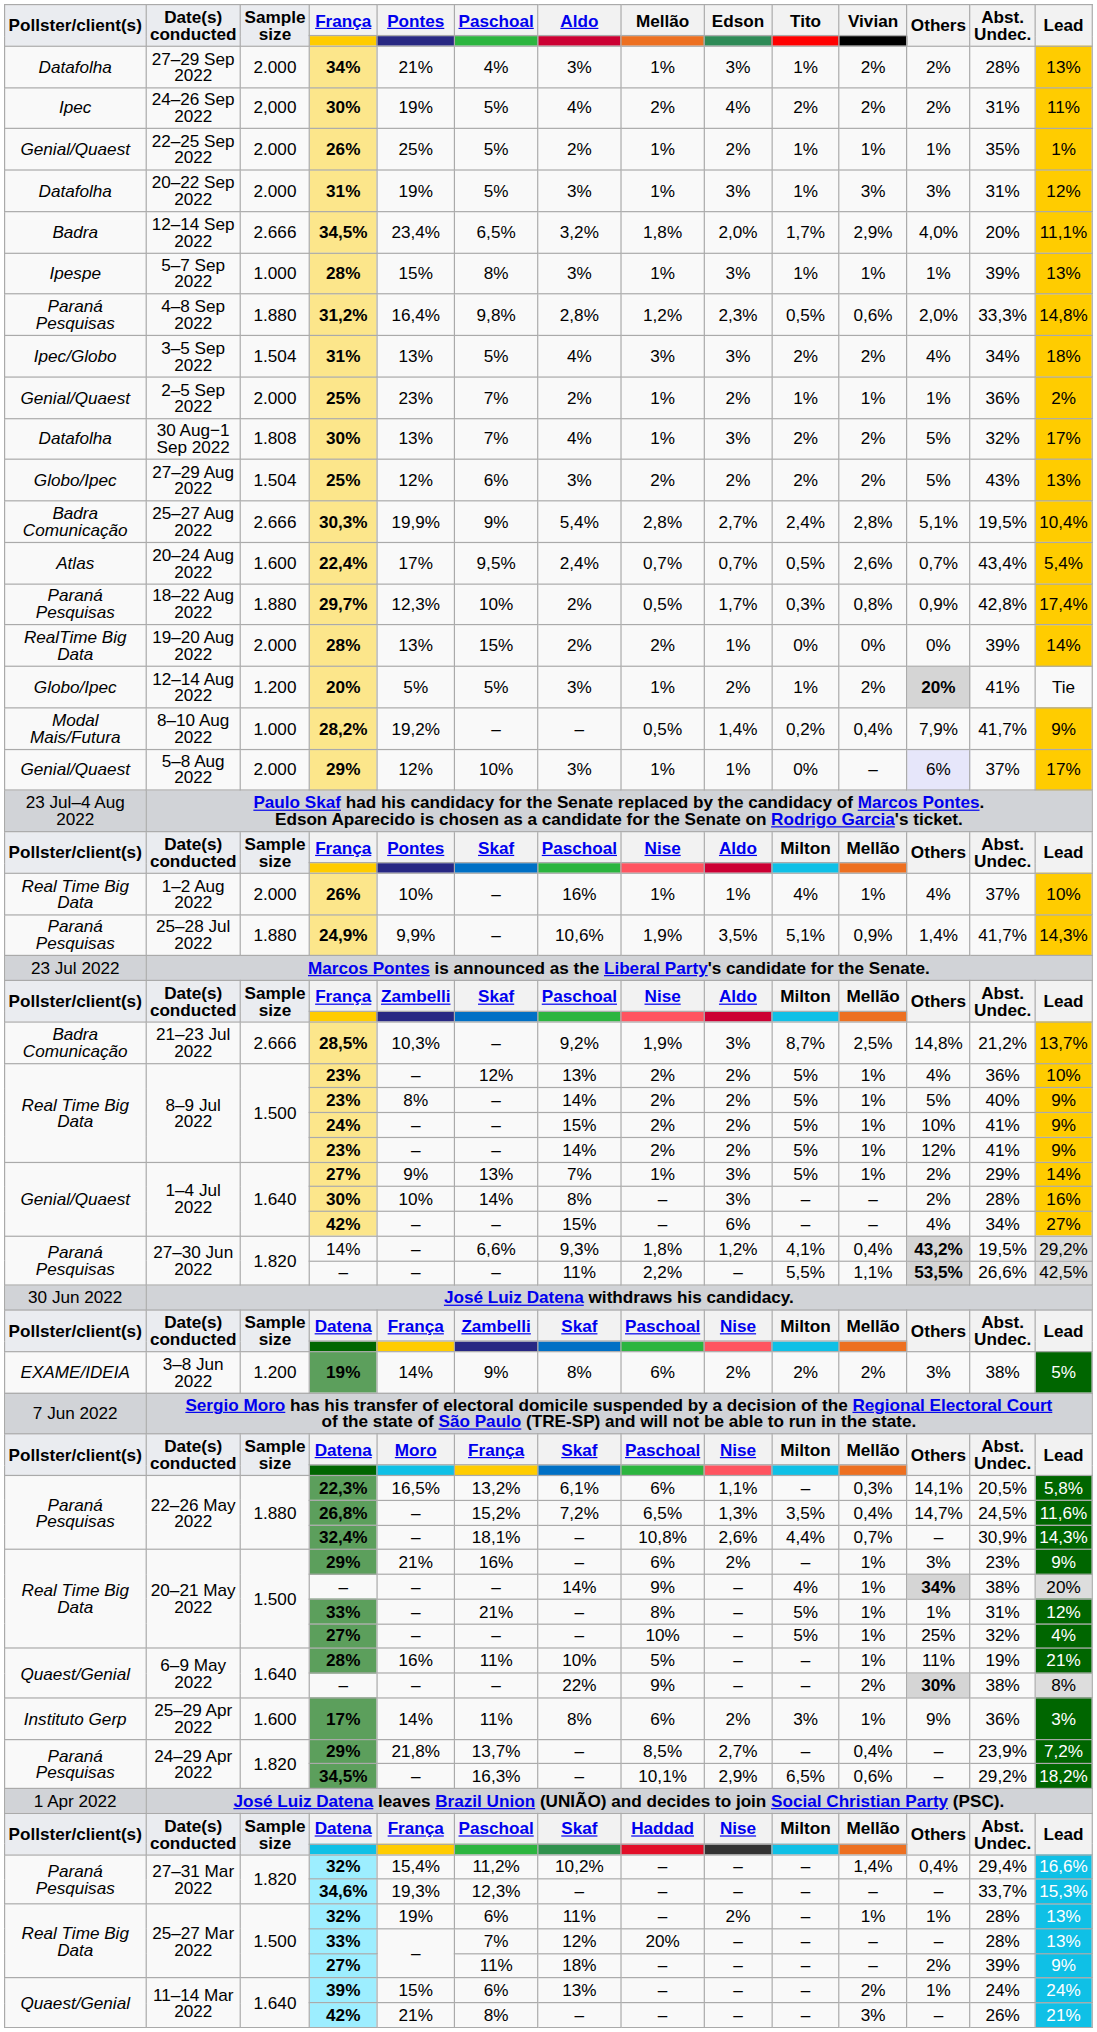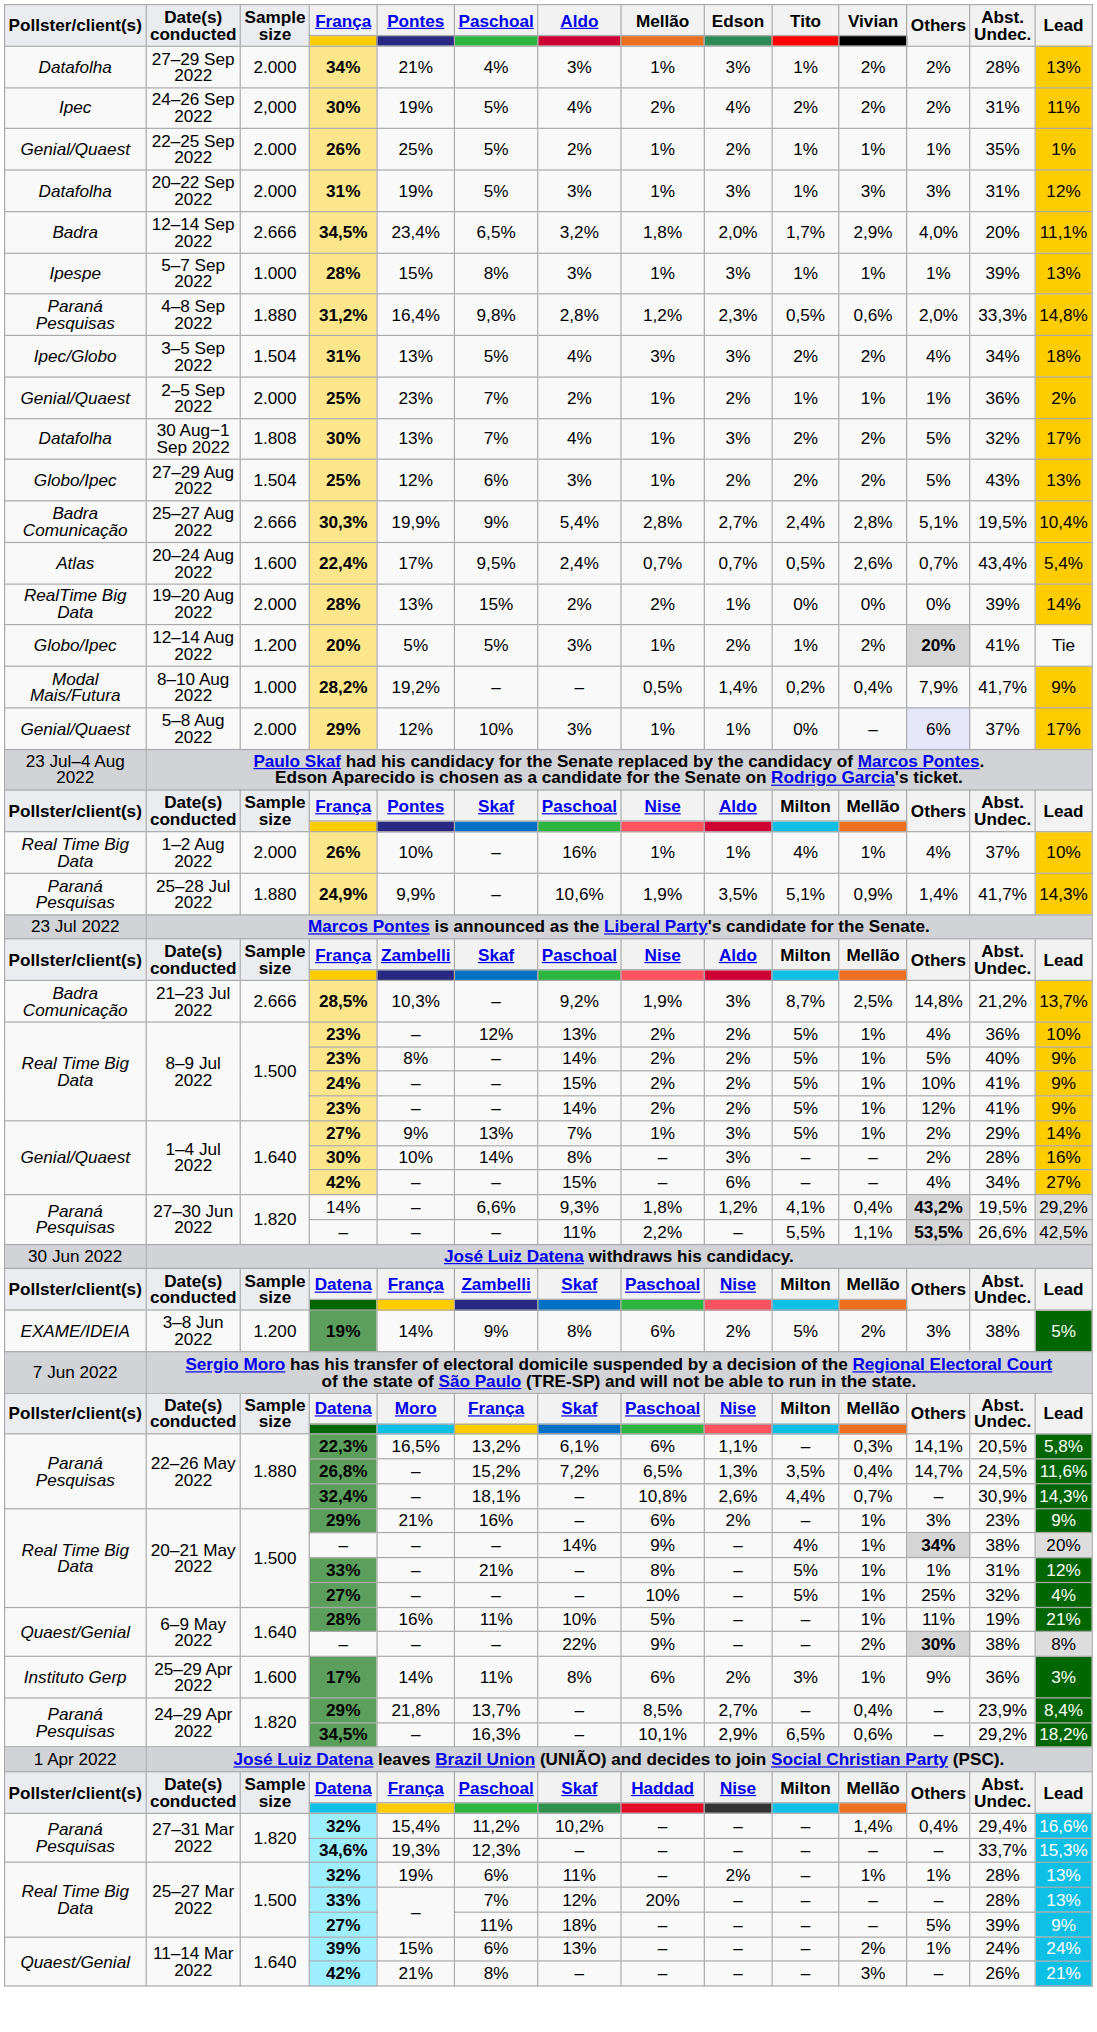(663, 481) 2% -> (663, 481) 1%
- row: (193, 605)
(806, 1372) 2% -> (806, 1331) 5%
(1064, 1752) 7,2% -> (1064, 1710) 8,4%
(938, 1966) 2% -> (938, 1925) 5%
